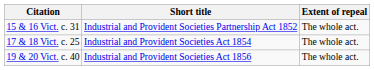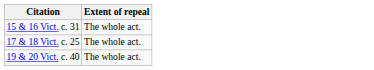- column: (191, 12)
